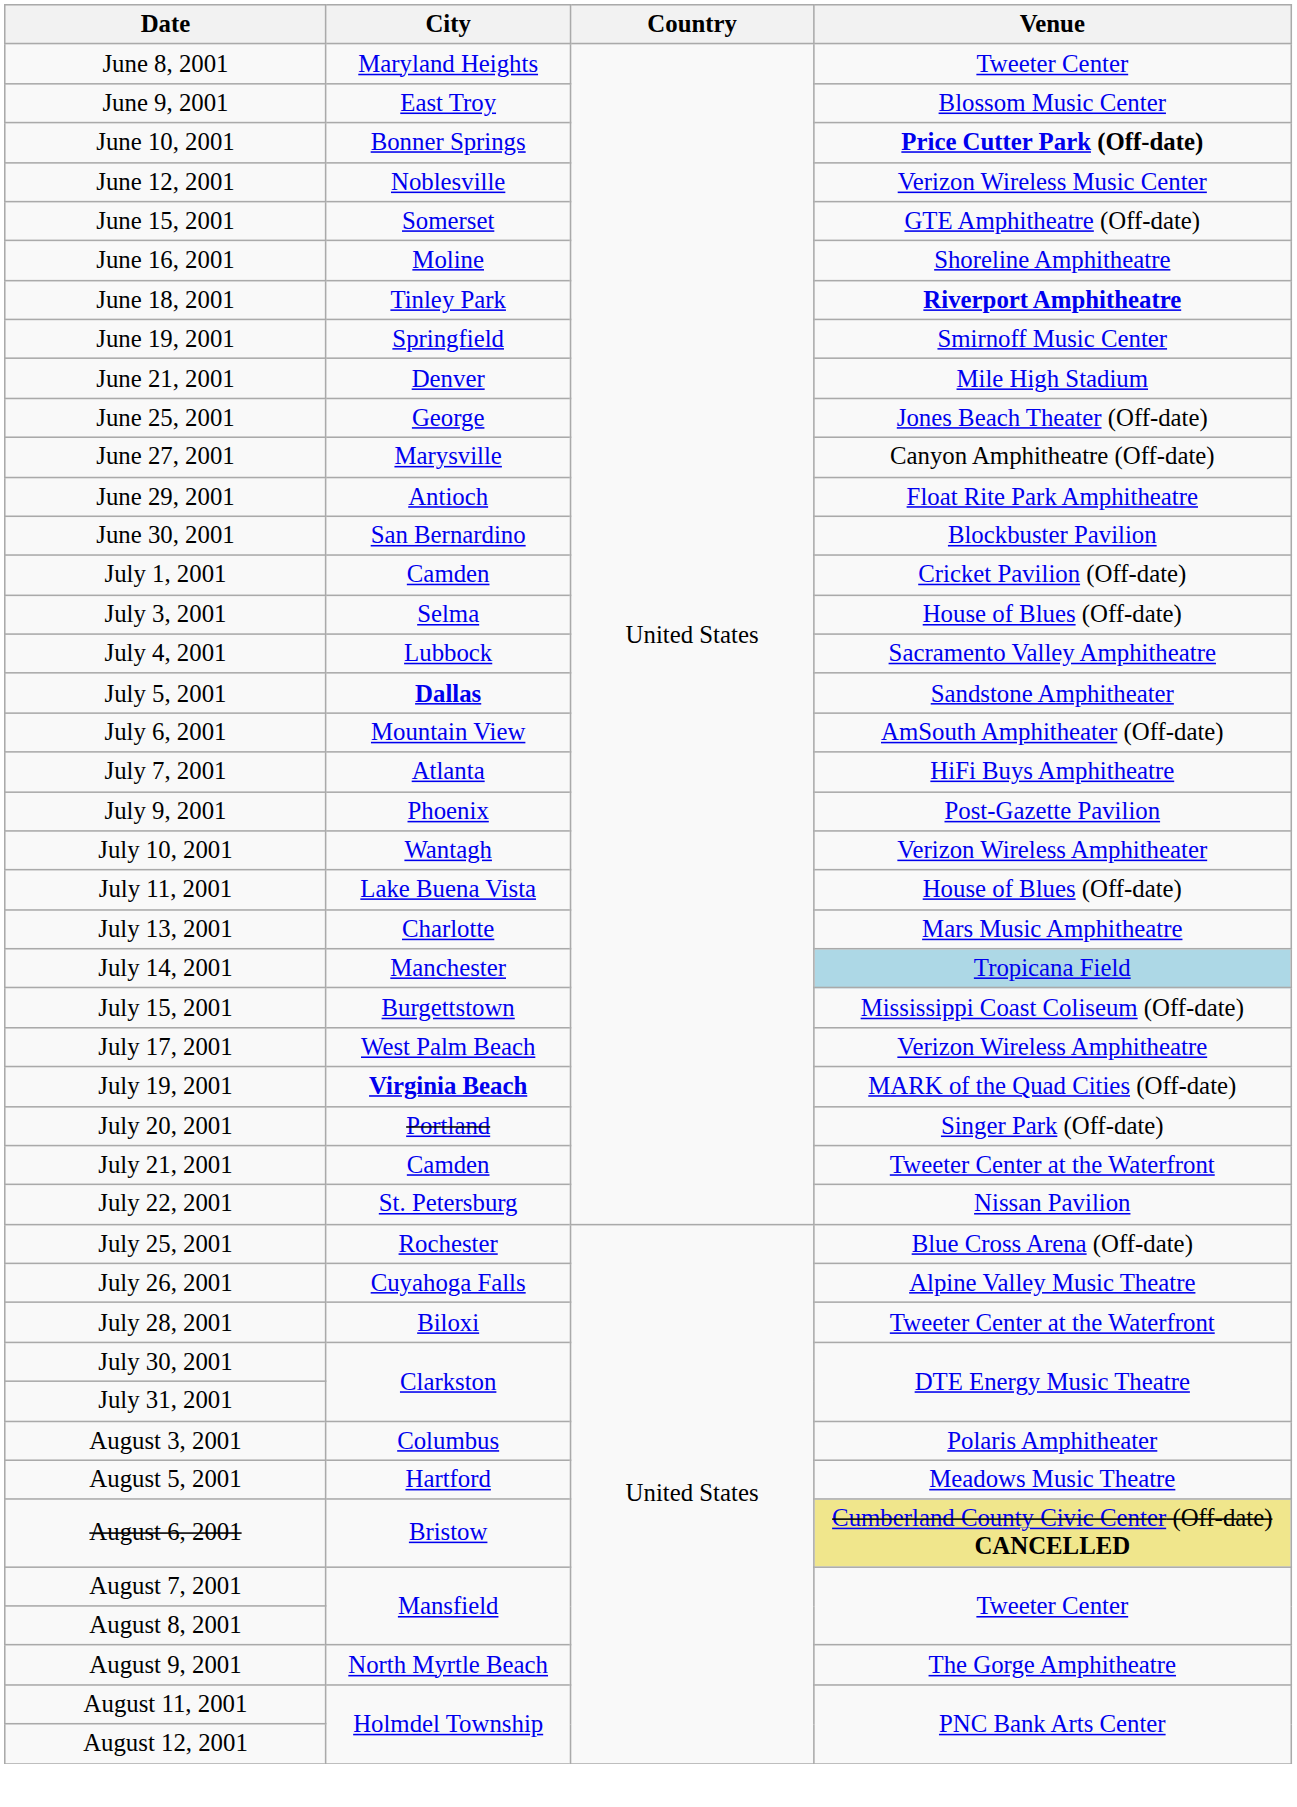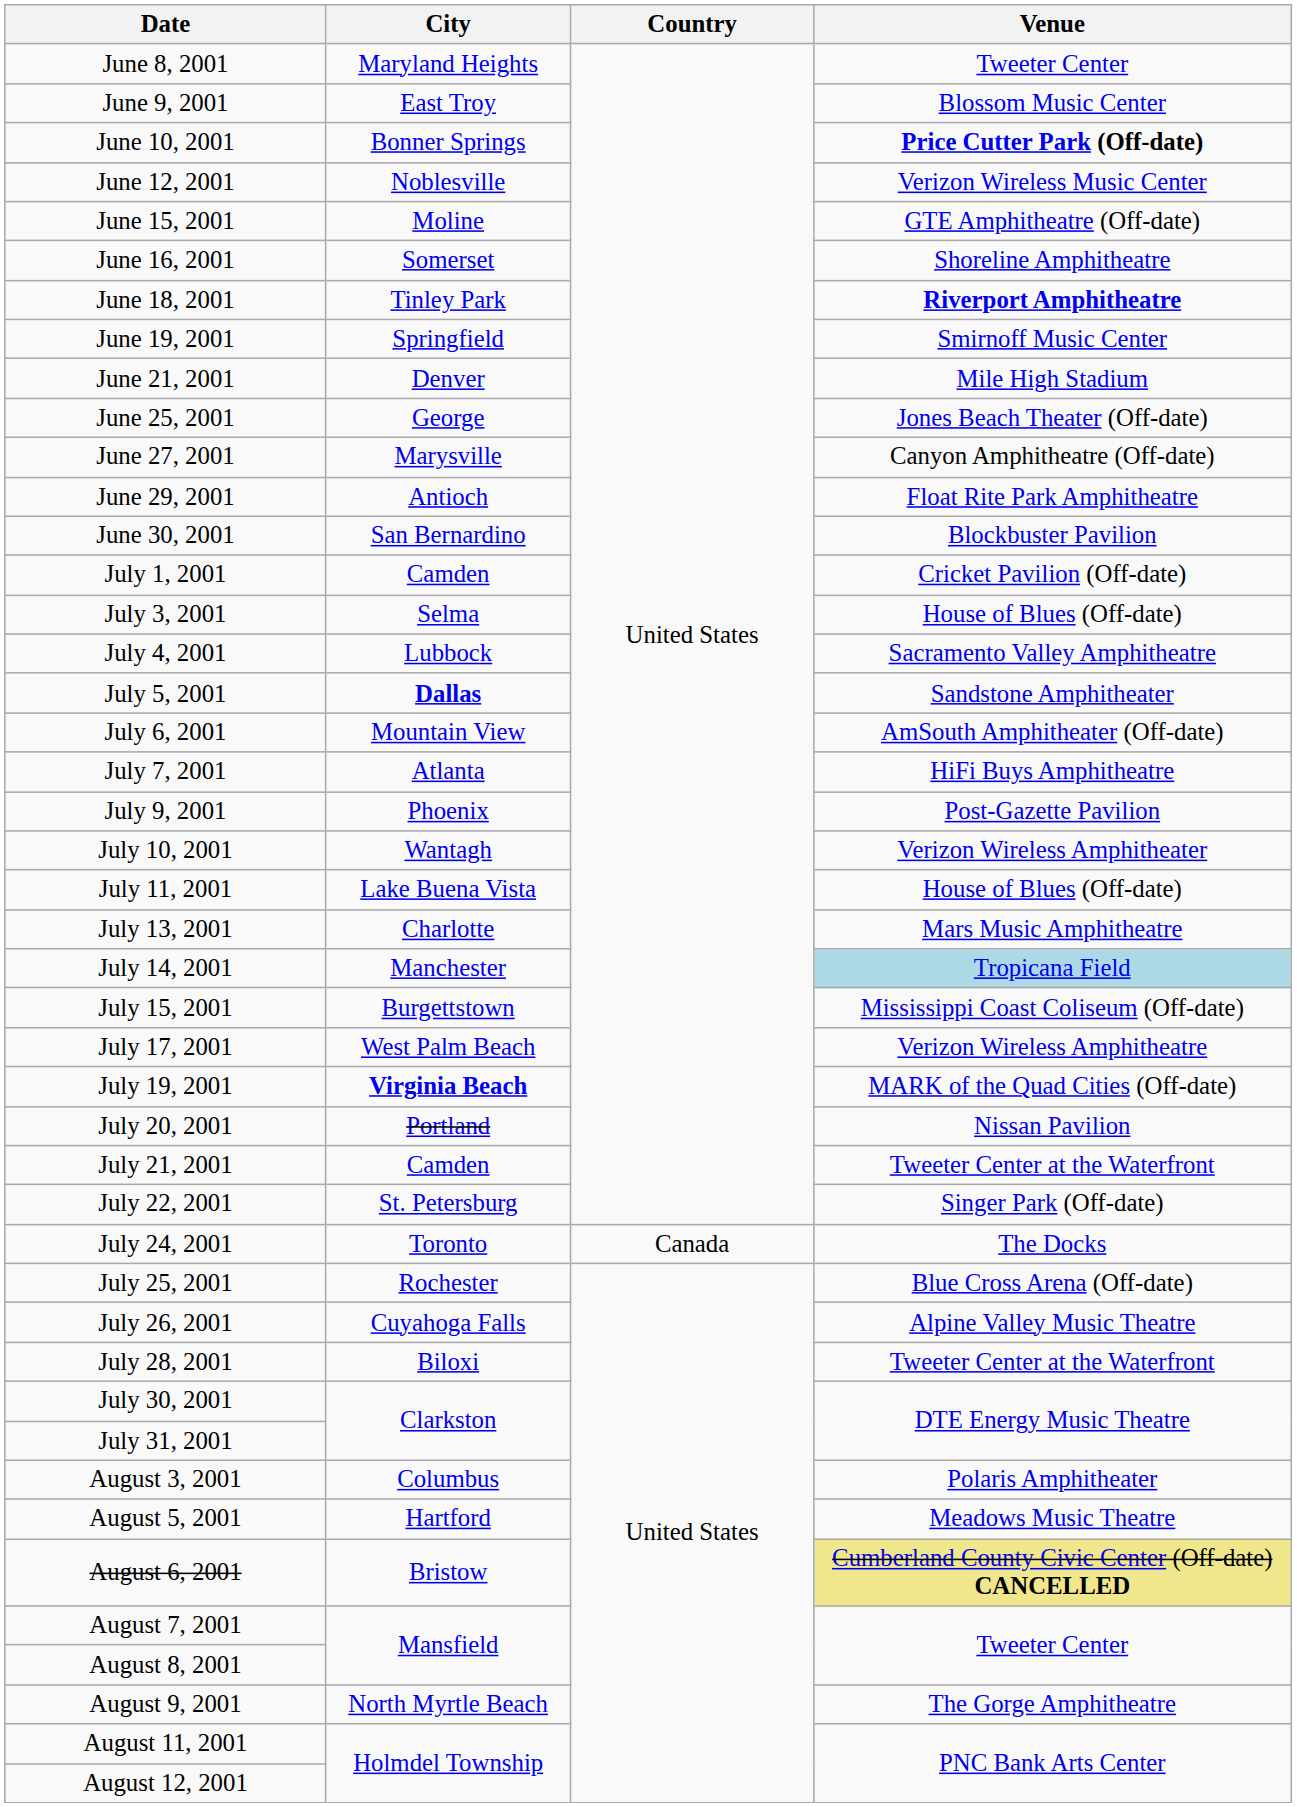(448, 220) Somerset -> (448, 220) Moline
(448, 260) Moline -> (448, 260) Somerset
(1052, 1125) Singer Park (Off-date) -> (1052, 1125) Nissan Pavilion
(1052, 1204) Nissan Pavilion -> (1052, 1204) Singer Park (Off-date)
+ row: (165, 1243)
